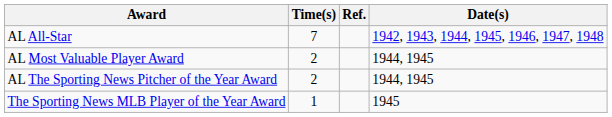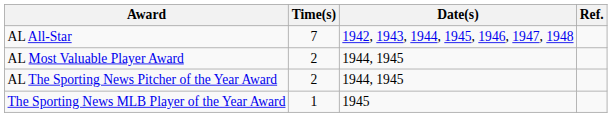columns swapped: (488, 15) <-> (354, 15)
